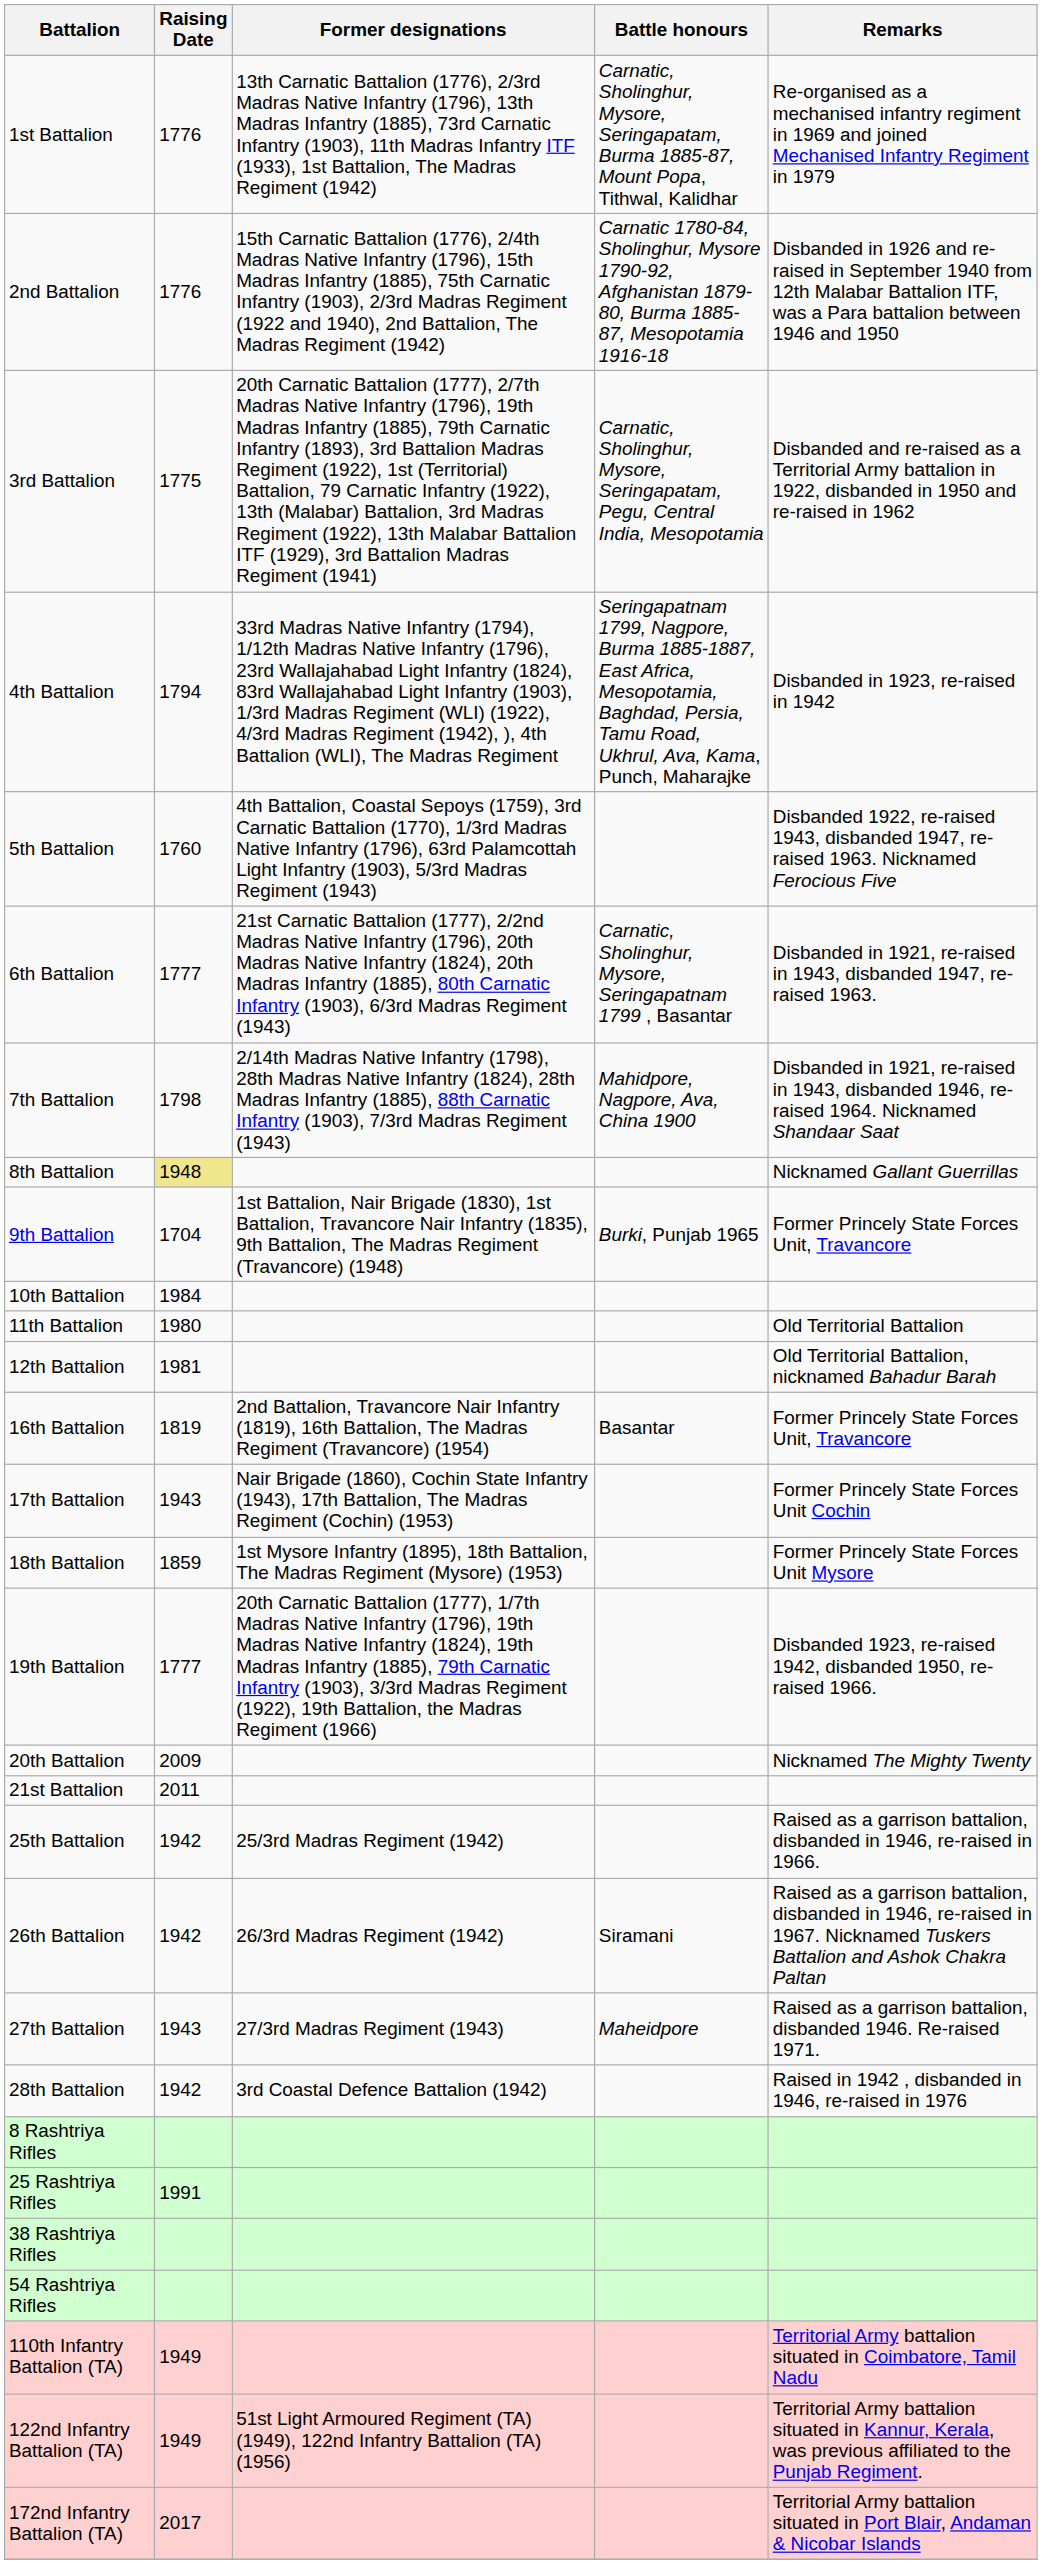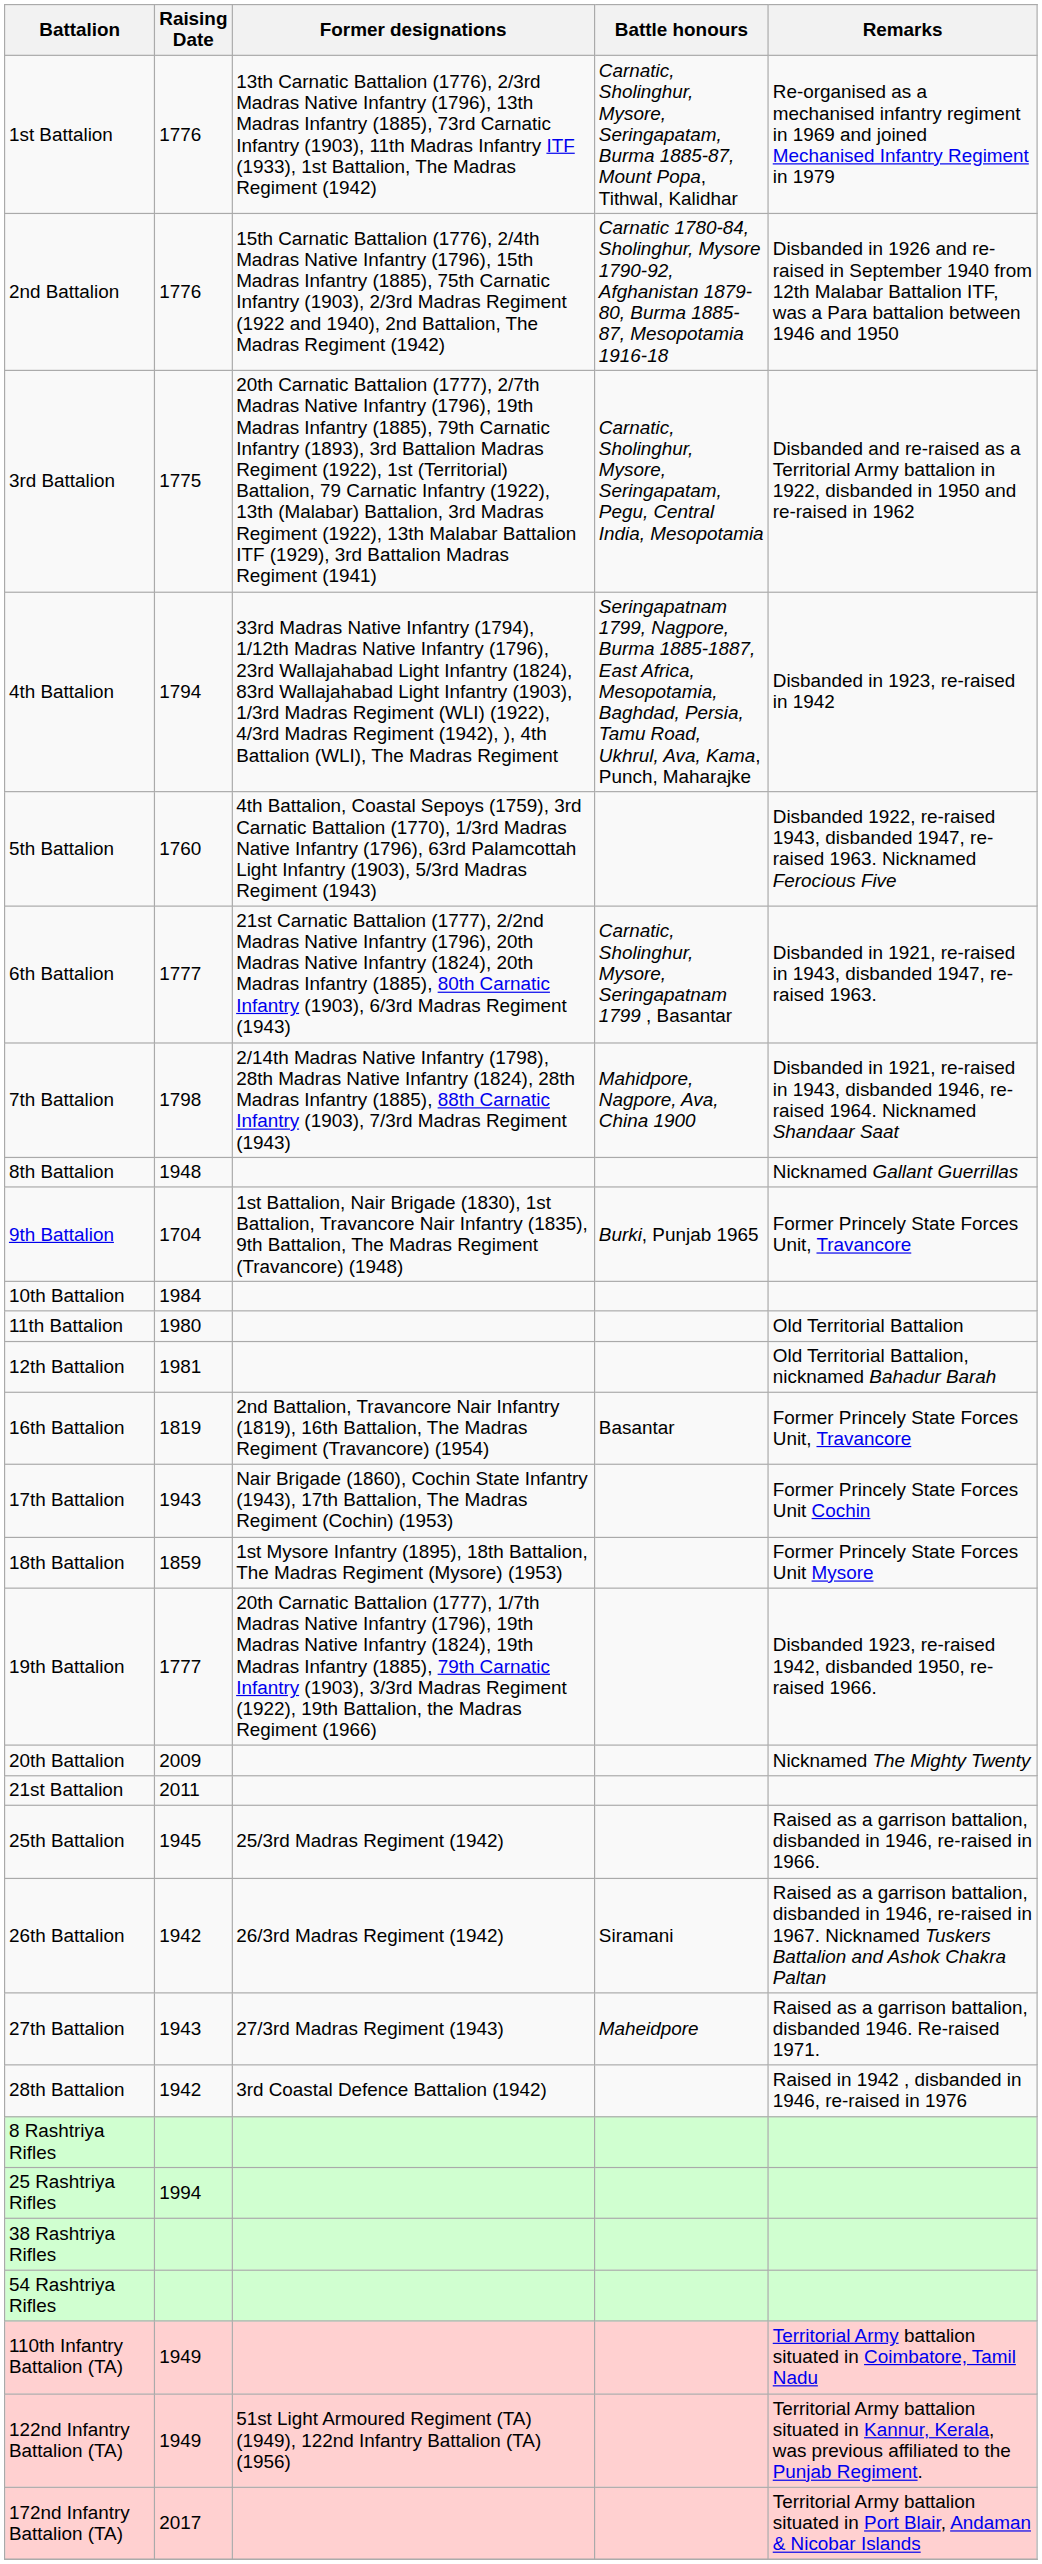(180, 1172) khaki background -> (180, 1172) no background
(180, 1841) 1942 -> (180, 1841) 1945
(180, 2193) 1991 -> (180, 2193) 1994
